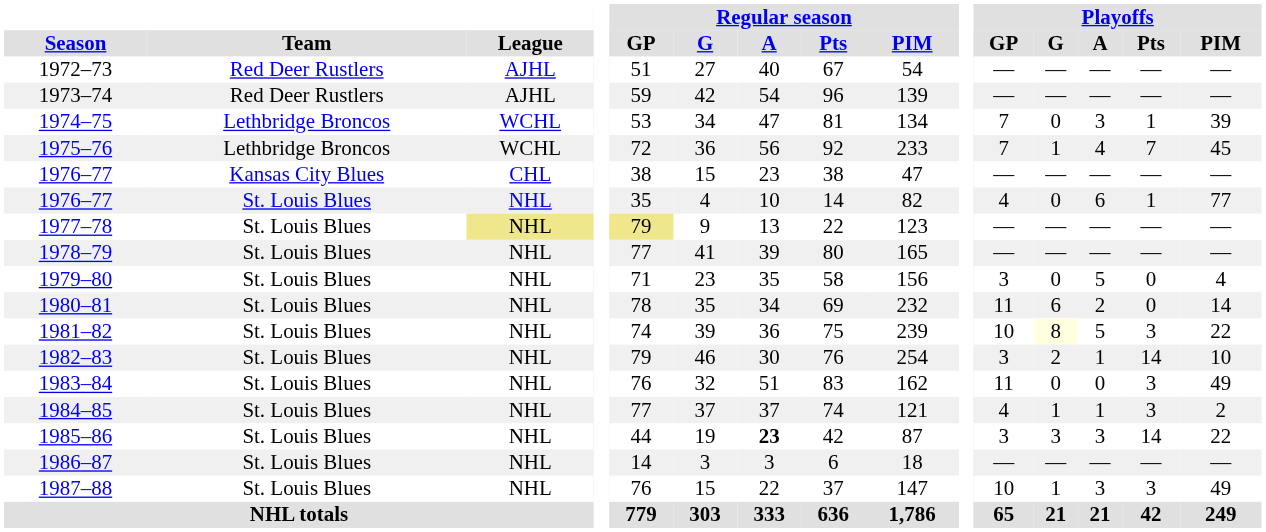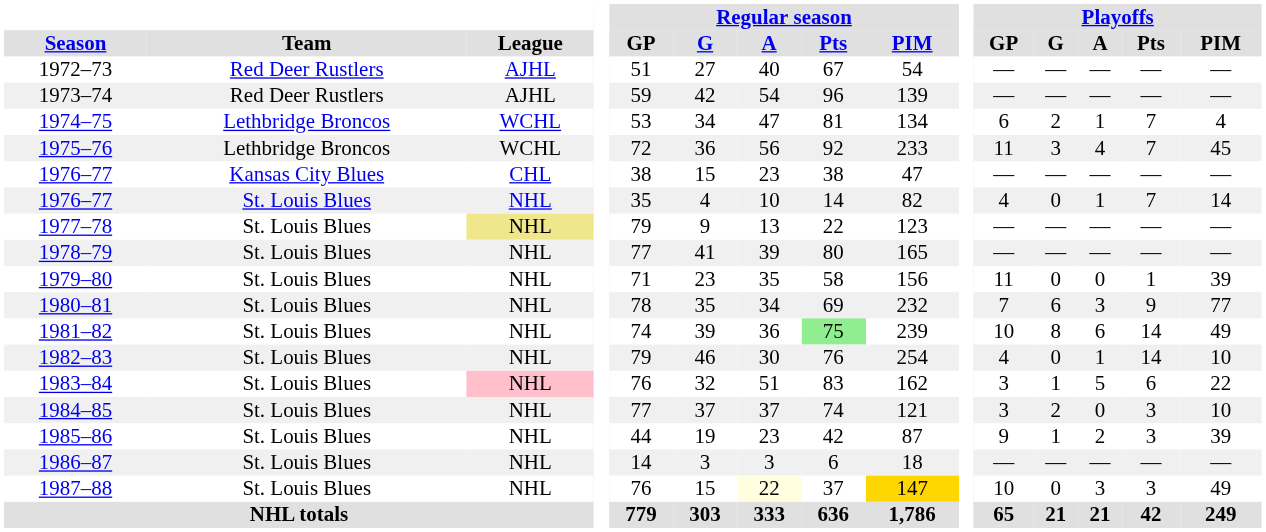(1004, 121) 7 -> (1004, 121) 6
(1056, 121) 0 -> (1056, 121) 2
(1100, 121) 3 -> (1100, 121) 1
(1151, 121) 1 -> (1151, 121) 7
(1221, 121) 39 -> (1221, 121) 4
(1004, 147) 7 -> (1004, 147) 11
(1056, 147) 1 -> (1056, 147) 3
(1100, 200) 6 -> (1100, 200) 1
(1151, 200) 1 -> (1151, 200) 7
(1221, 200) 77 -> (1221, 200) 14
(641, 226) khaki background -> (641, 226) no background
(1004, 278) 3 -> (1004, 278) 11
(1100, 278) 5 -> (1100, 278) 0
(1151, 278) 0 -> (1151, 278) 1
(1221, 278) 4 -> (1221, 278) 39
(1004, 305) 11 -> (1004, 305) 7
(1100, 305) 2 -> (1100, 305) 3
(1151, 305) 0 -> (1151, 305) 9
(1221, 305) 14 -> (1221, 305) 77
(833, 331) no background -> (833, 331) lightgreen background
(1056, 331) lightyellow background -> (1056, 331) no background
(1100, 331) 5 -> (1100, 331) 6
(1151, 331) 3 -> (1151, 331) 14
(1221, 331) 22 -> (1221, 331) 49
(1004, 357) 3 -> (1004, 357) 4
(1056, 357) 2 -> (1056, 357) 0
(530, 383) no background -> (530, 383) pink background
(1004, 383) 11 -> (1004, 383) 3
(1056, 383) 0 -> (1056, 383) 1
(1100, 383) 0 -> (1100, 383) 5
(1151, 383) 3 -> (1151, 383) 6
(1221, 383) 49 -> (1221, 383) 22
(1004, 409) 4 -> (1004, 409) 3
(1056, 409) 1 -> (1056, 409) 2
(1100, 409) 1 -> (1100, 409) 0
(1221, 409) 2 -> (1221, 409) 10
(769, 436) bold -> (769, 436) normal
(1004, 436) 3 -> (1004, 436) 9
(1056, 436) 3 -> (1056, 436) 1
(1100, 436) 3 -> (1100, 436) 2
(1151, 436) 14 -> (1151, 436) 3
(1221, 436) 22 -> (1221, 436) 39
(769, 488) no background -> (769, 488) lightyellow background
(912, 488) no background -> (912, 488) gold background
(1056, 488) 1 -> (1056, 488) 0
